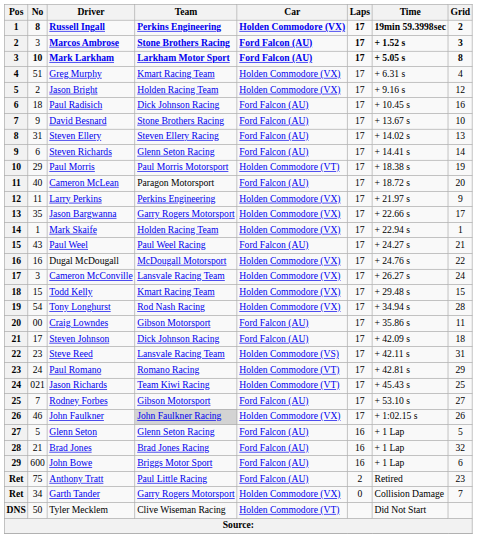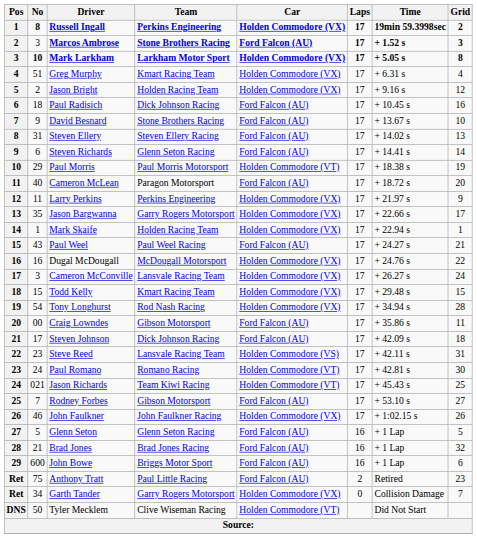(276, 58) Ford Falcon (AU) -> (292, 58) Holden Commodore (VX)
(460, 370) 29 -> (460, 370) 30
(179, 416) lightgrey background -> (179, 416) no background
